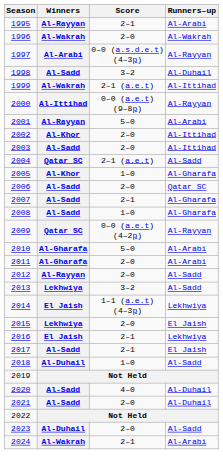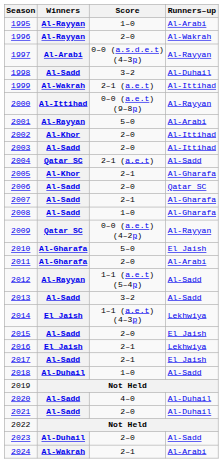(128, 24) 2–1 -> (128, 24) 1–0
(63, 37) Al-Wakrah -> (63, 37) Al-Rayyan
(128, 174) 1–0 -> (128, 174) 2–1
(187, 249) Al-Arabi -> (187, 249) El Jaish
(128, 275) 2–0 -> (128, 280) 1–1 (a.e.t) (5–4p)
(63, 288) Lekhwiya -> (63, 298) Al-Sadd
(63, 324) Lekhwiya -> (63, 333) Al-Sadd
